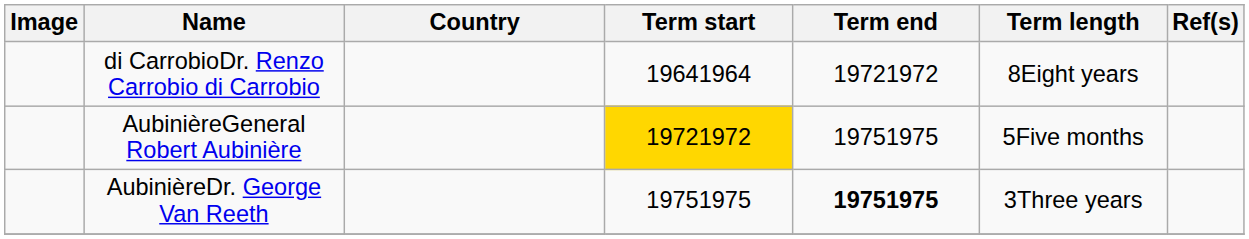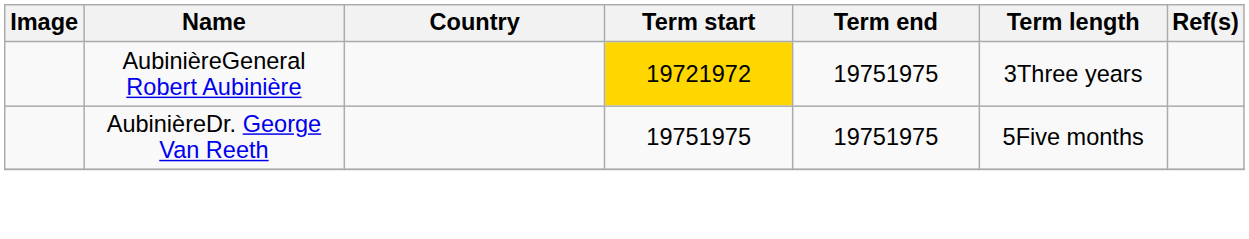- row: (214, 73)
(1073, 137) 5Five months -> (1073, 73) 3Three years
(886, 201) bold -> (886, 137) normal
(1073, 201) 3Three years -> (1073, 137) 5Five months
